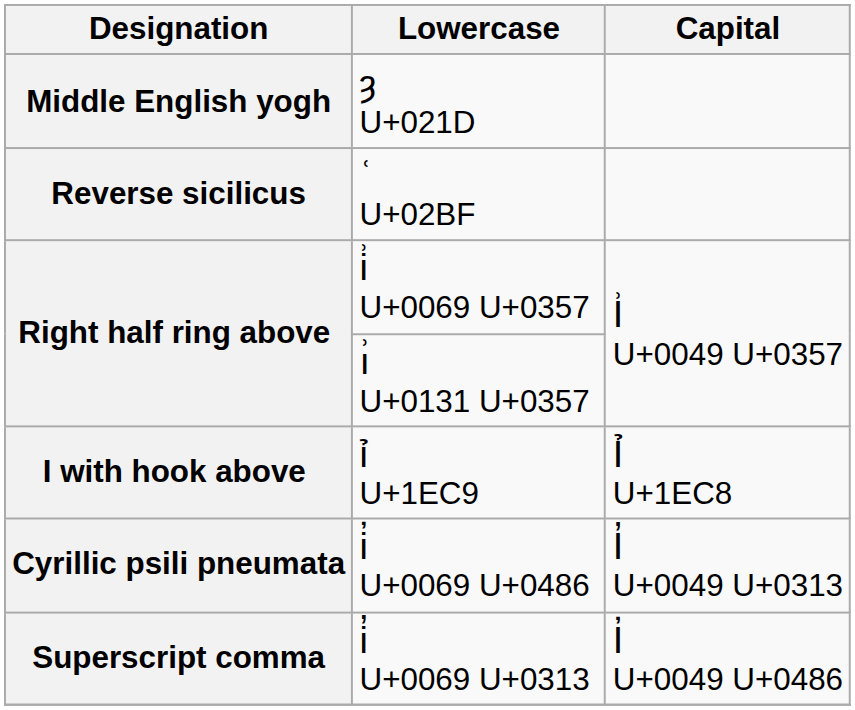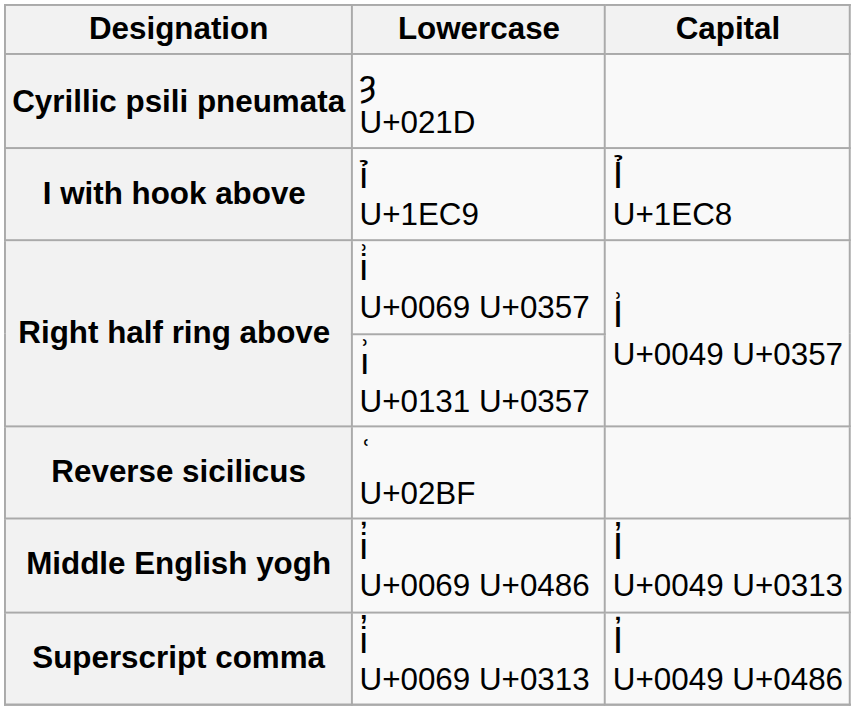(179, 100) Middle English yogh -> (179, 100) Cyrillic psili pneumata
rows swapped: (417, 193) <-> (419, 472)
(179, 564) Cyrillic psili pneumata -> (179, 564) Middle English yogh
